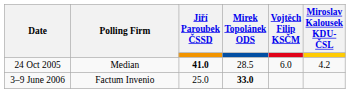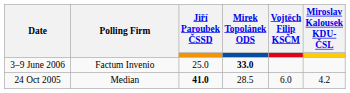rows swapped: (38, 80) <-> (38, 64)
